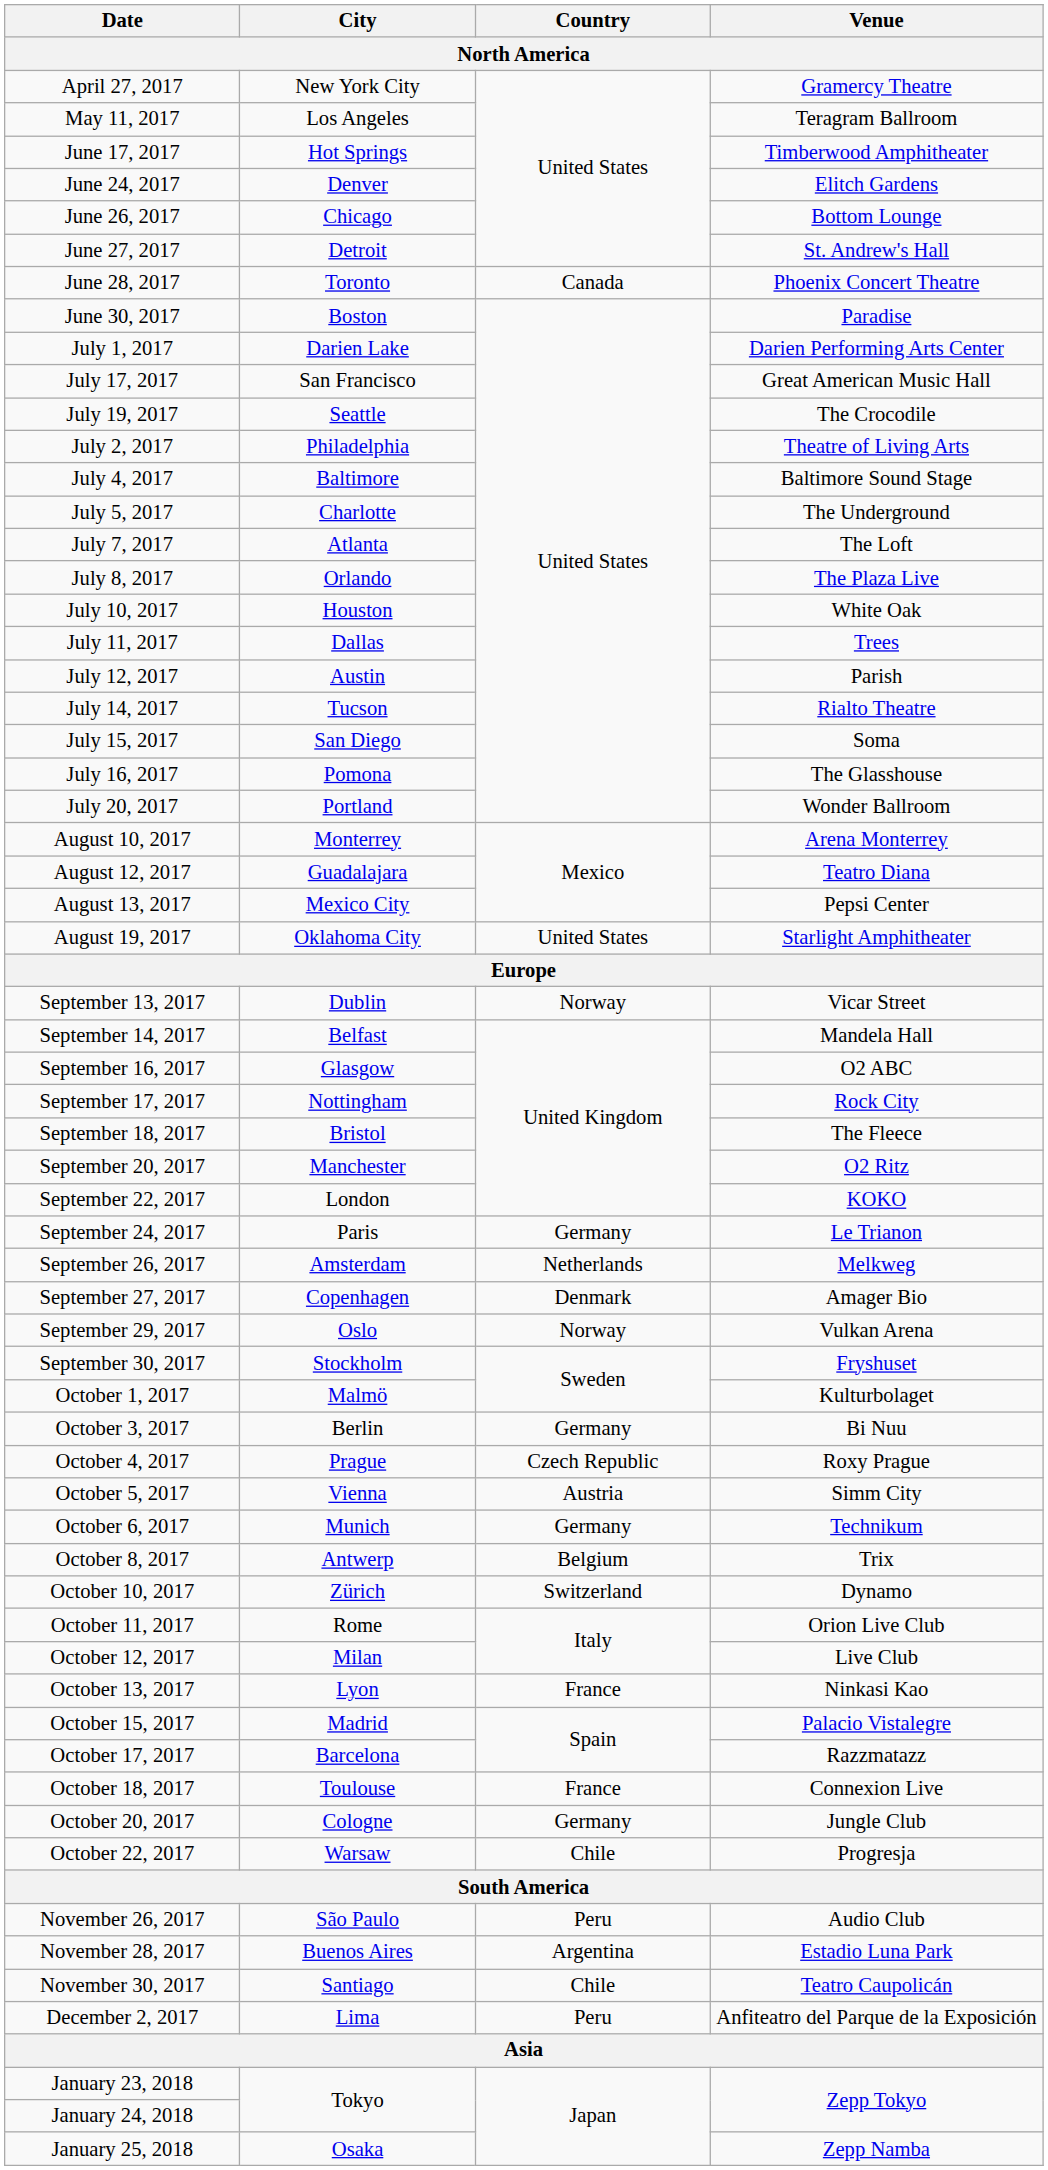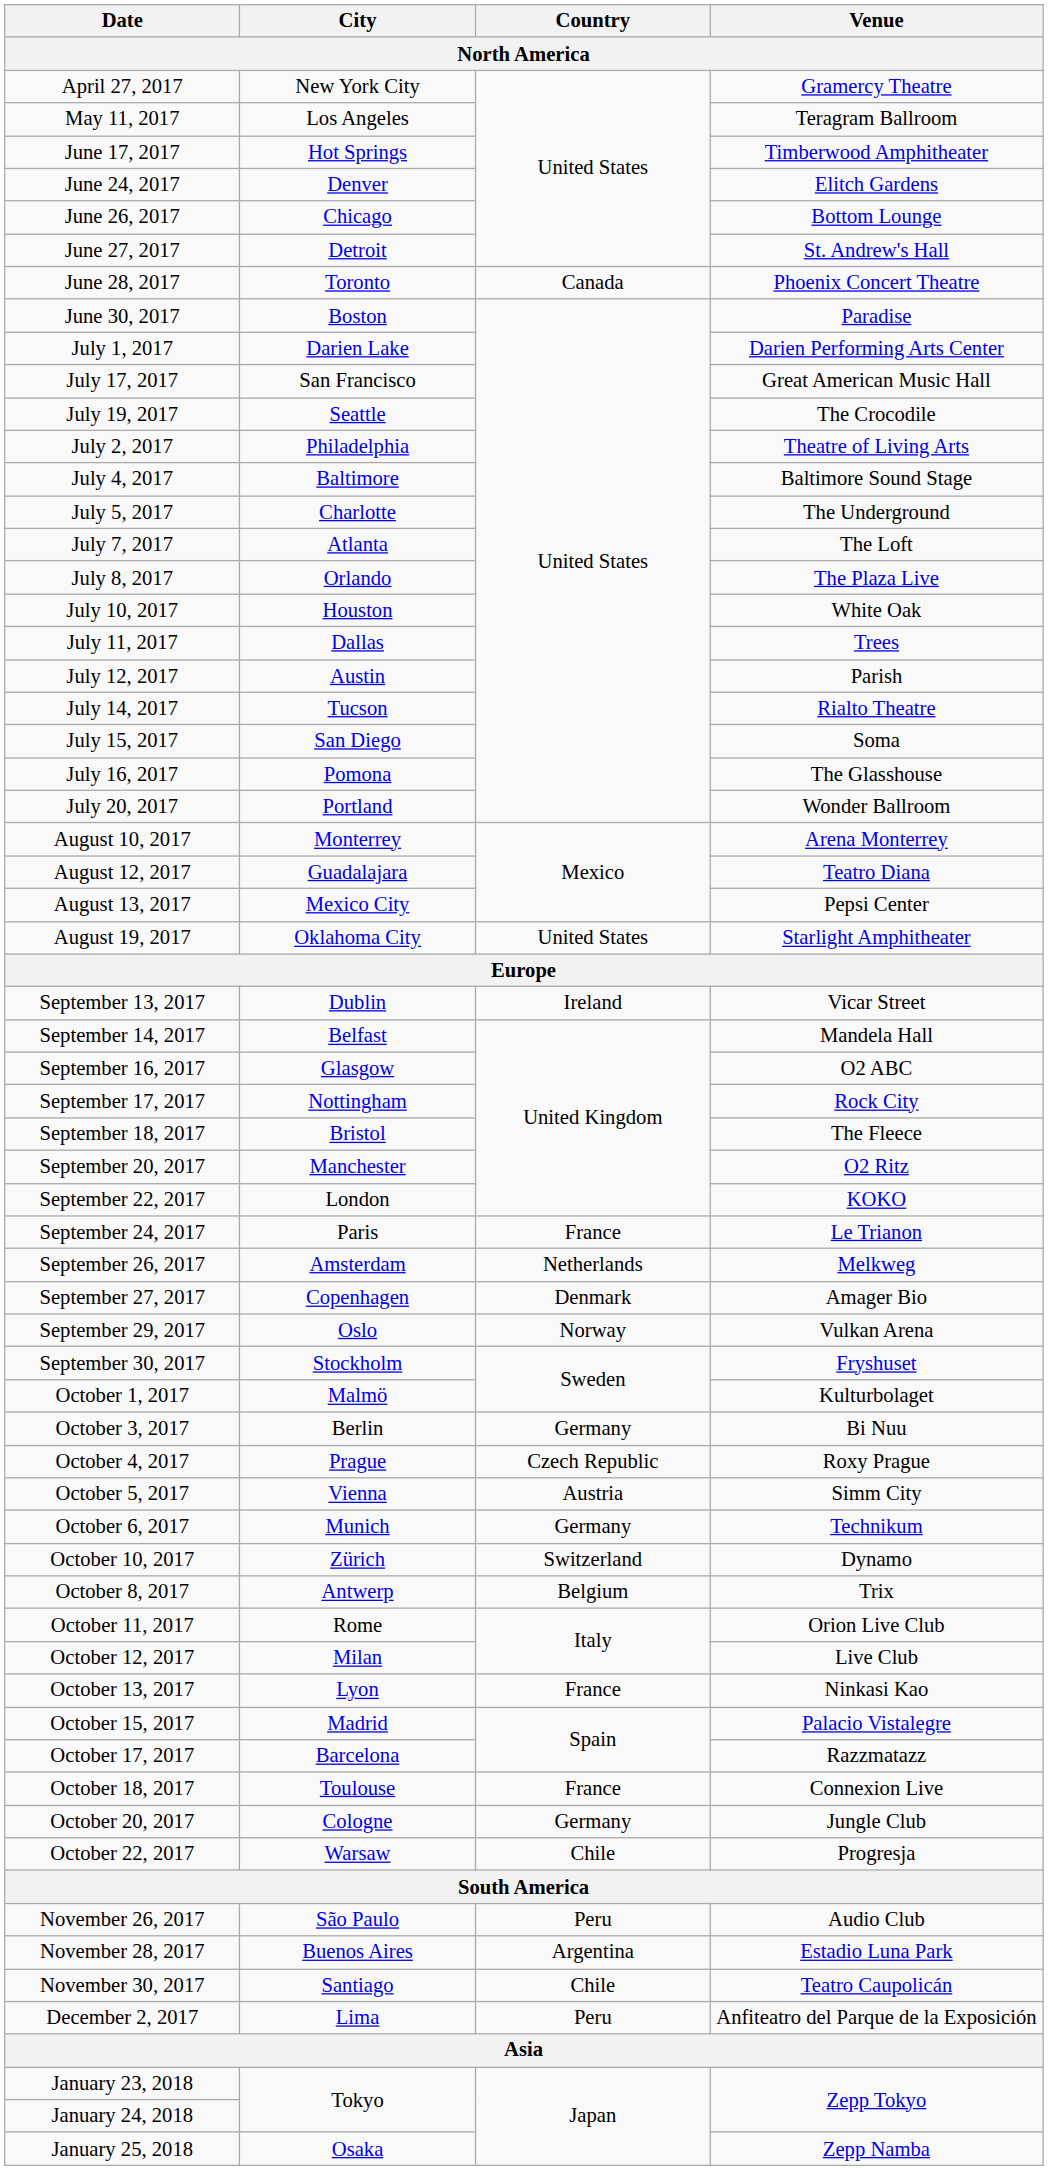(593, 1002) Norway -> (593, 1002) Ireland
(593, 1232) Germany -> (593, 1232) France
rows swapped: (122, 1559) <-> (122, 1592)
